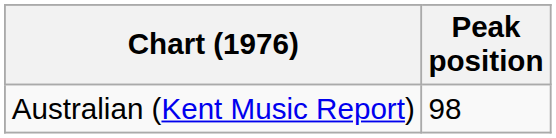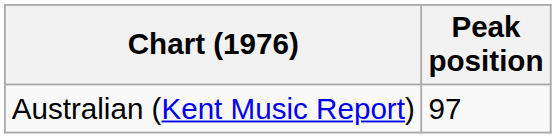(445, 108) 98 -> (445, 108) 97
